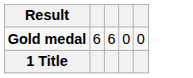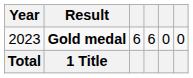+ column: (24, 15)
